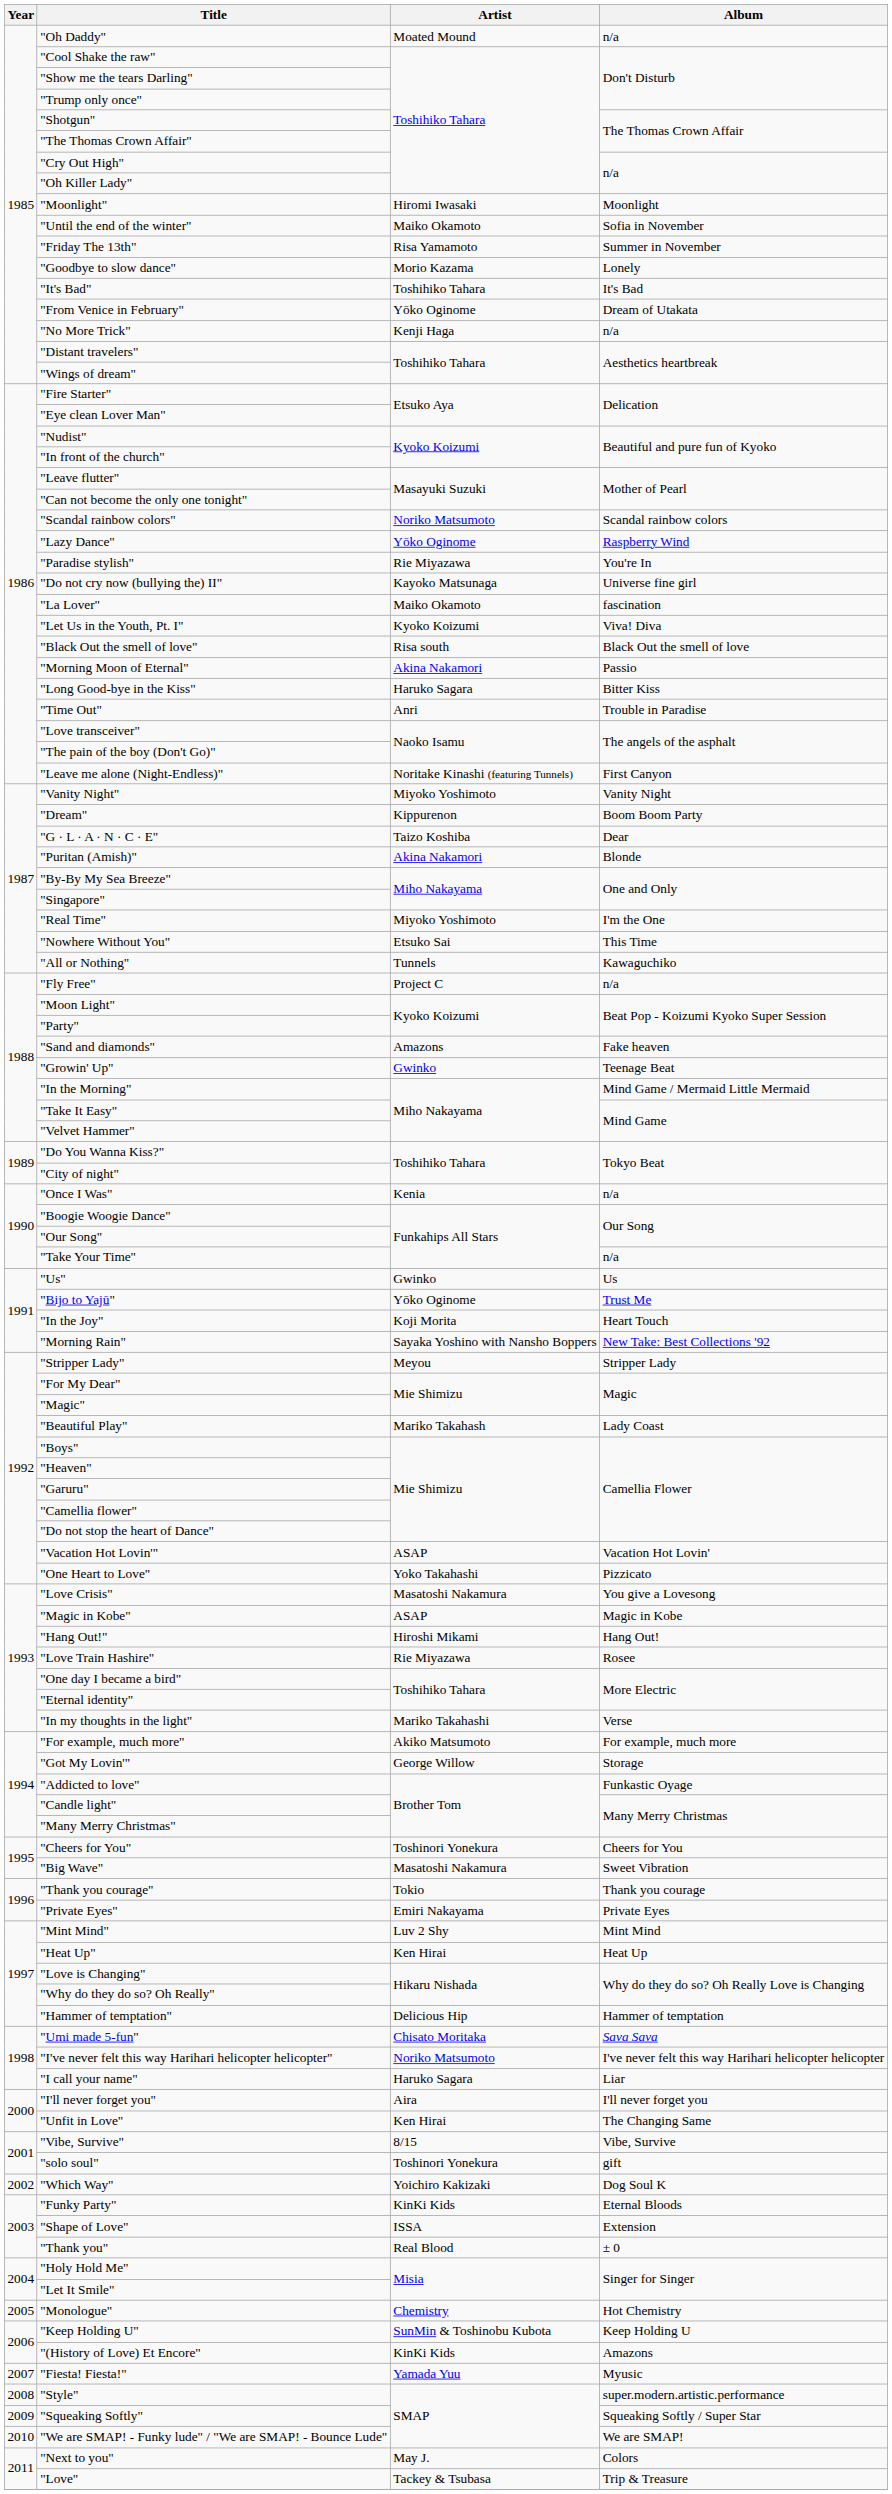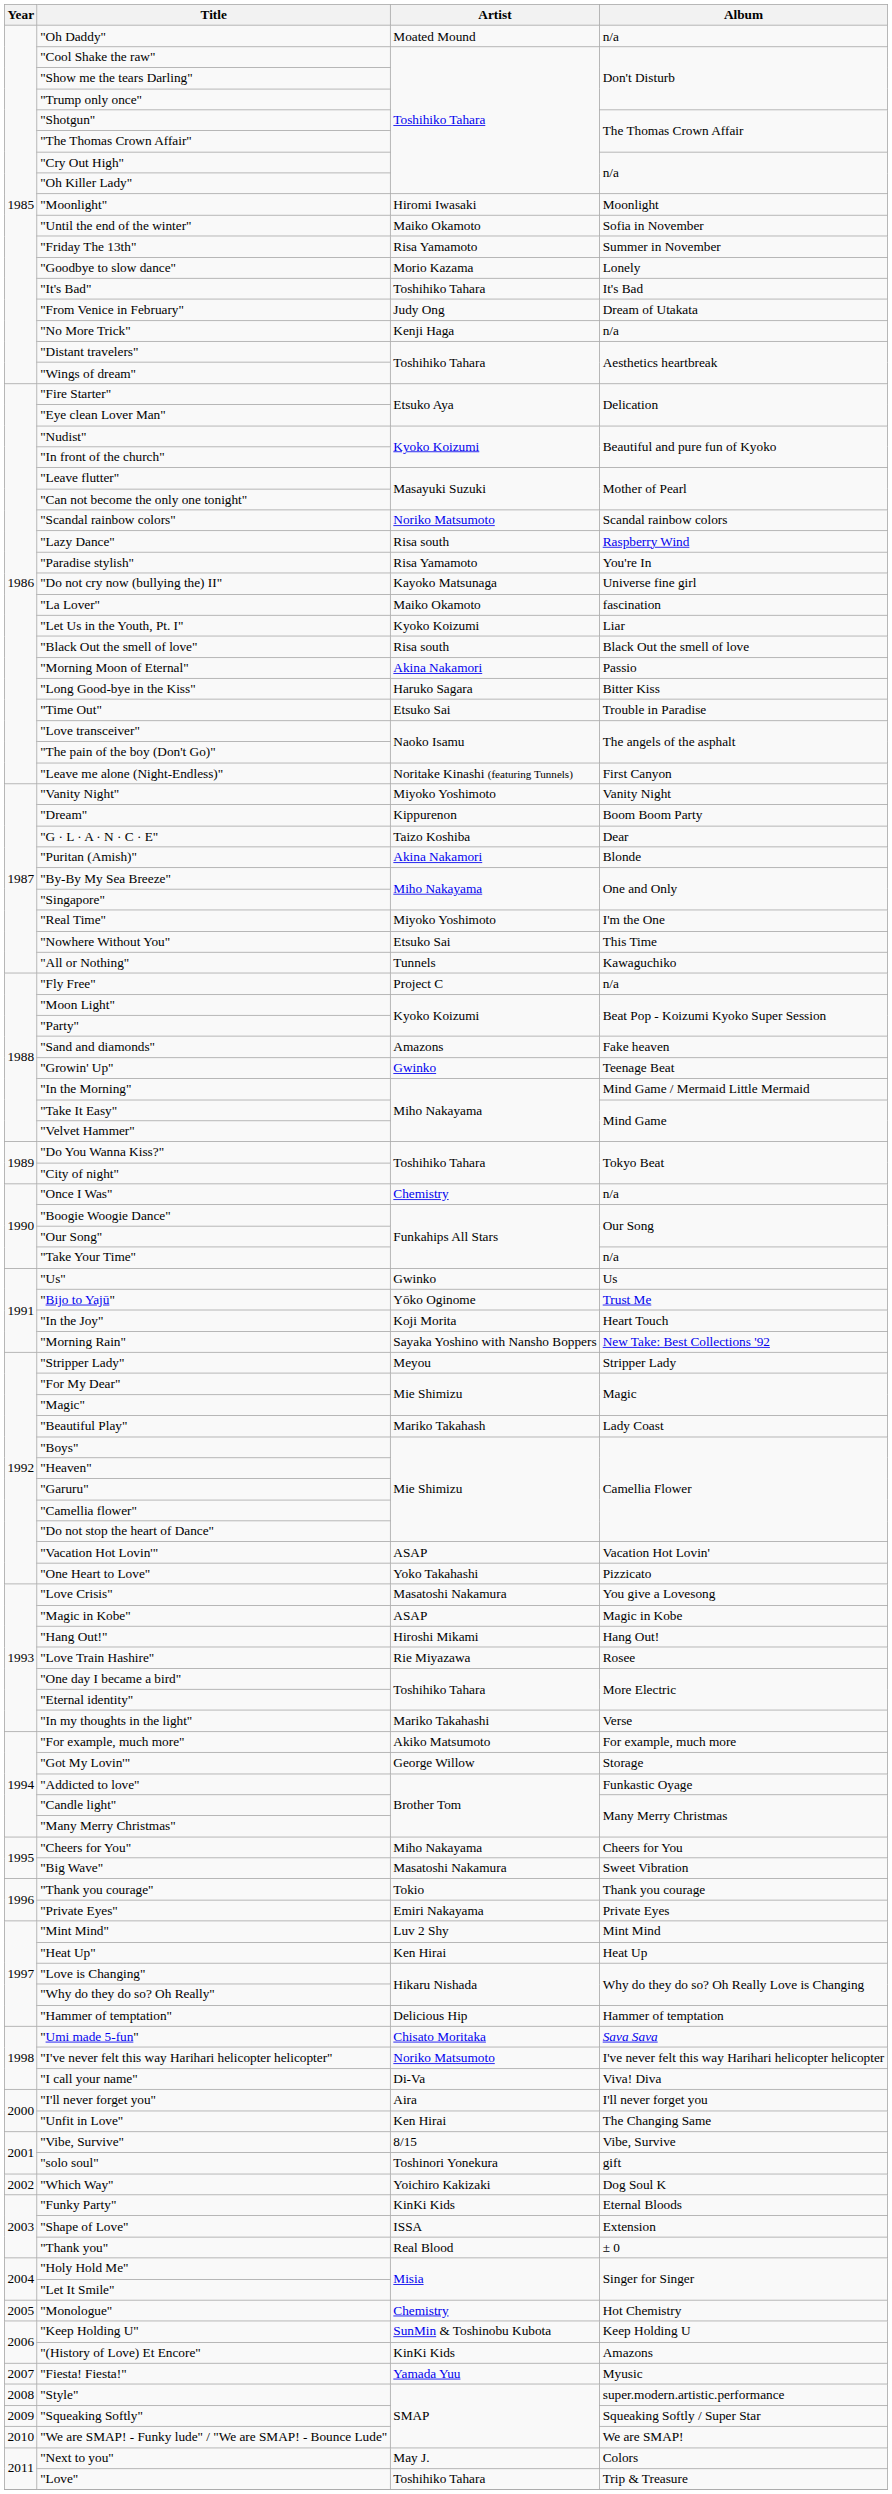(434, 309) Yōko Oginome -> (419, 309) Judy Ong
(434, 541) Yōko Oginome -> (421, 541) Risa south
(432, 562) Rie Miyazawa -> (435, 562) Risa Yamamoto
(632, 625) Viva! Diva -> (614, 625) Liar
(406, 710) Anri -> (422, 710) Etsuko Sai
(409, 1194) Kenia -> (421, 1194) Chemistry
(446, 1847) Toshinori Yonekura -> (438, 1847) Miho Nakayama
(433, 2079) Haruko Sagara -> (409, 2079) Di-Va
(614, 2079) Liar -> (632, 2079) Viva! Diva
(442, 2479) Tackey & Tsubasa -> (439, 2479) Toshihiko Tahara
